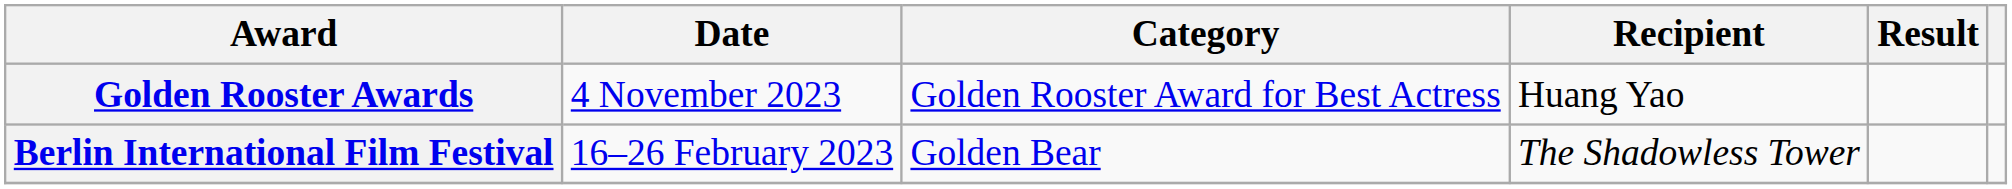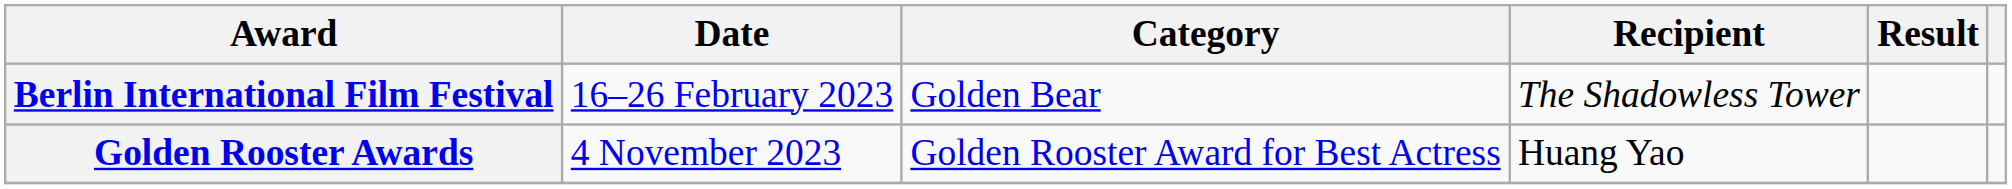rows swapped: (284, 152) <-> (284, 93)
